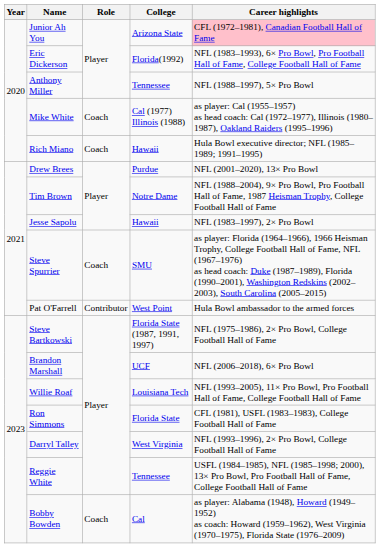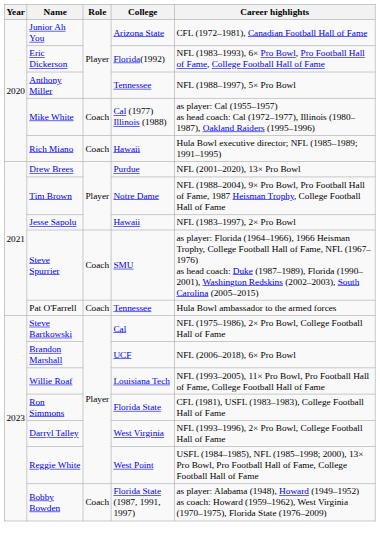(278, 33) pink background -> (272, 33) no background
(106, 307) Contributor -> (97, 307) Coach
(152, 307) West Point -> (132, 307) Tennessee
(156, 334) Florida State (1987, 1991, 1997) -> (120, 328) Cal
(151, 476) Tennessee -> (133, 465) West Point
(138, 519) Cal -> (137, 502) Florida State (1987, 1991, 1997)
